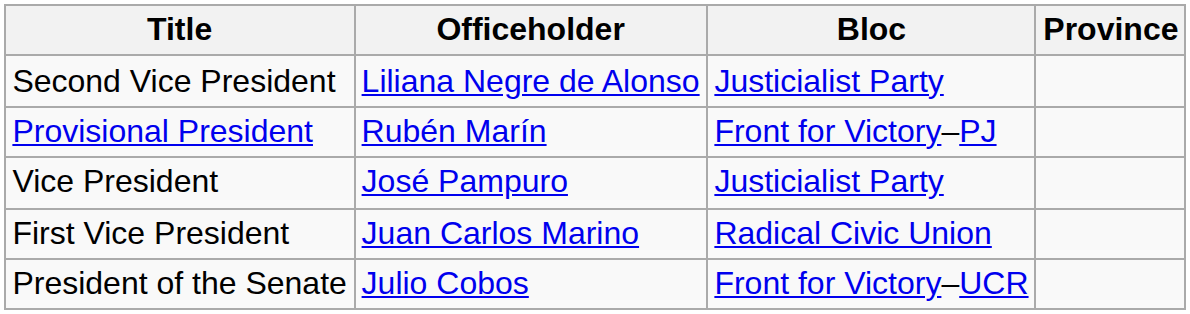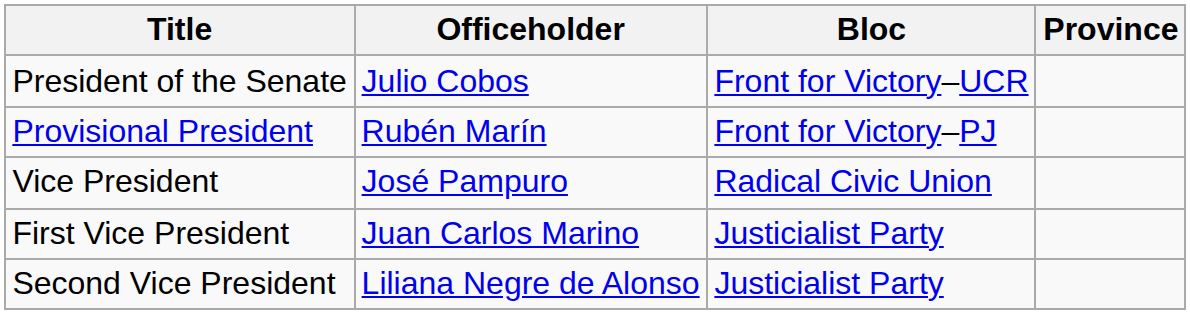rows swapped: (180, 283) <-> (174, 80)
(829, 182) Justicialist Party -> (853, 182) Radical Civic Union
(853, 232) Radical Civic Union -> (829, 232) Justicialist Party
